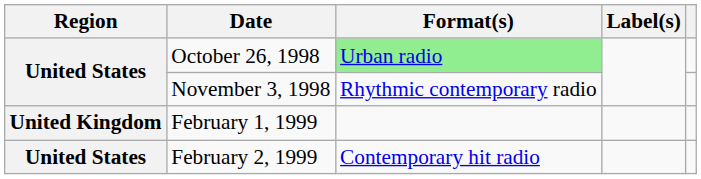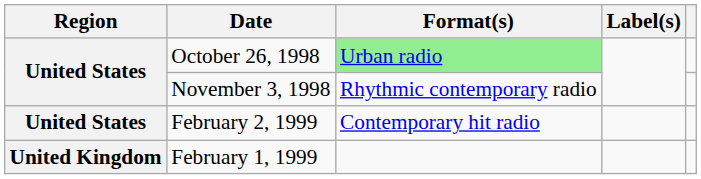rows swapped: (244, 122) <-> (244, 156)
